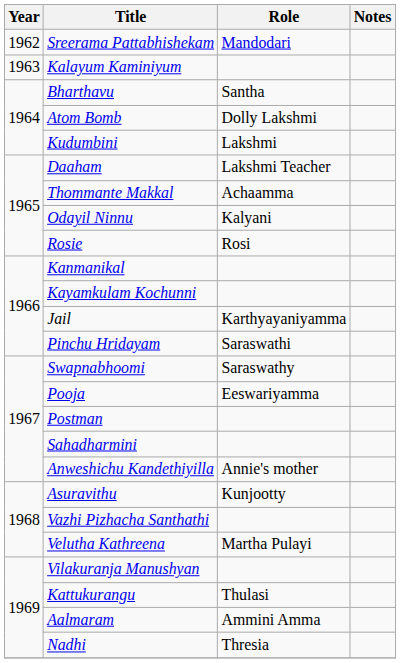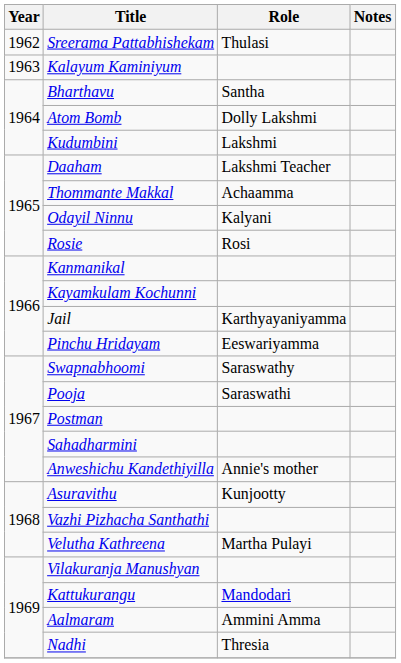(256, 42) Mandodari -> (245, 42) Thulasi
(256, 343) Saraswathi -> (270, 343) Eeswariyamma
(270, 393) Eeswariyamma -> (256, 393) Saraswathi
(245, 594) Thulasi -> (256, 594) Mandodari
